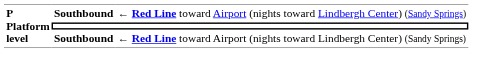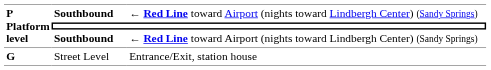+ row: (82, 56)
